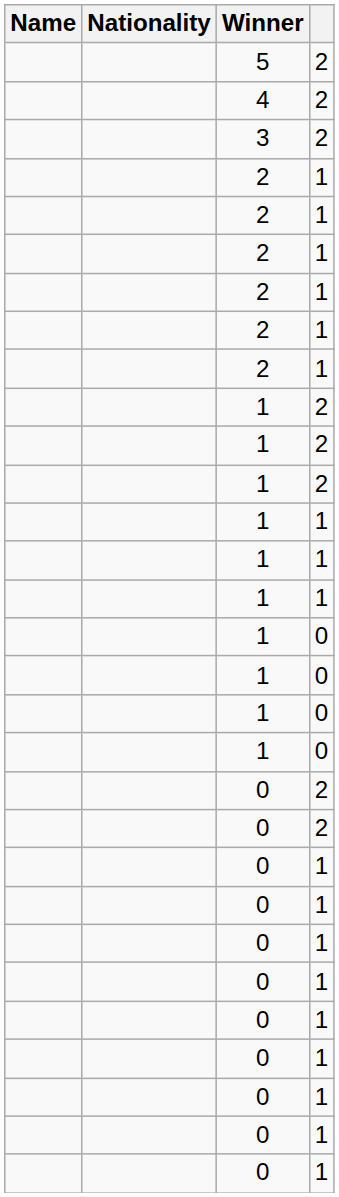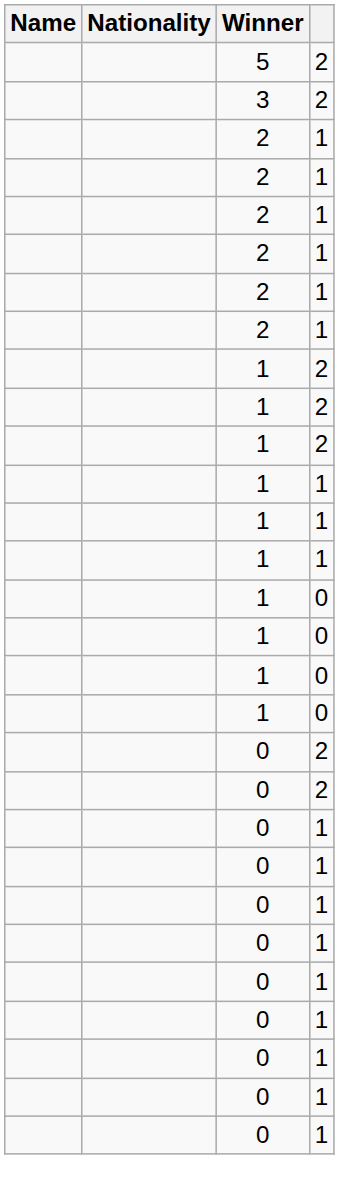- row: (263, 100)
